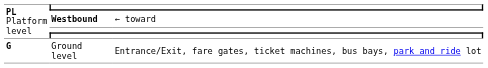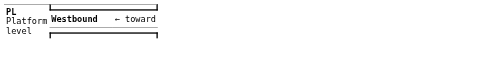- row: (67, 51)
